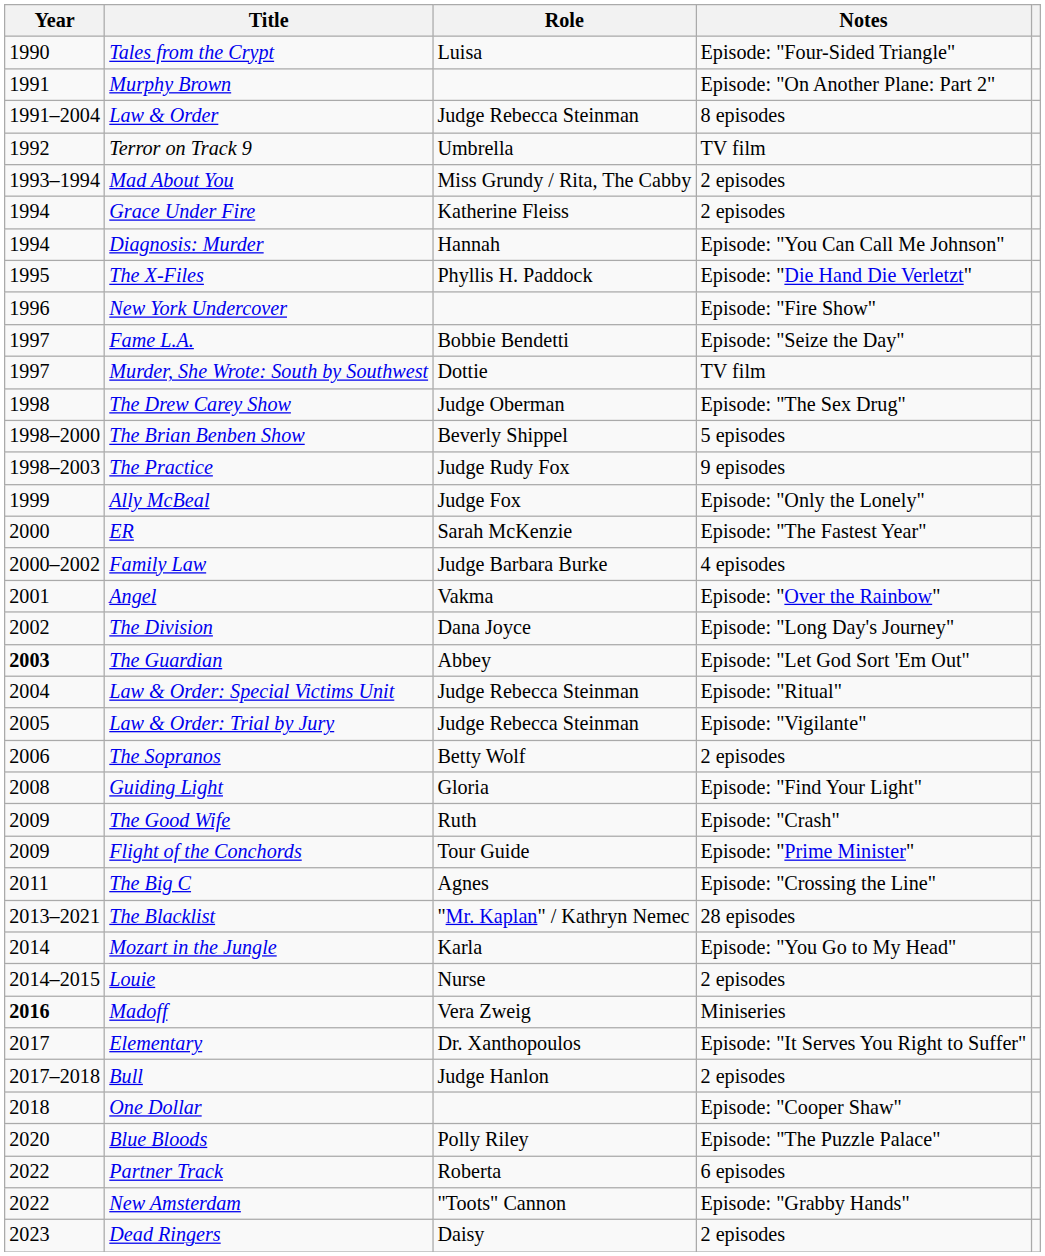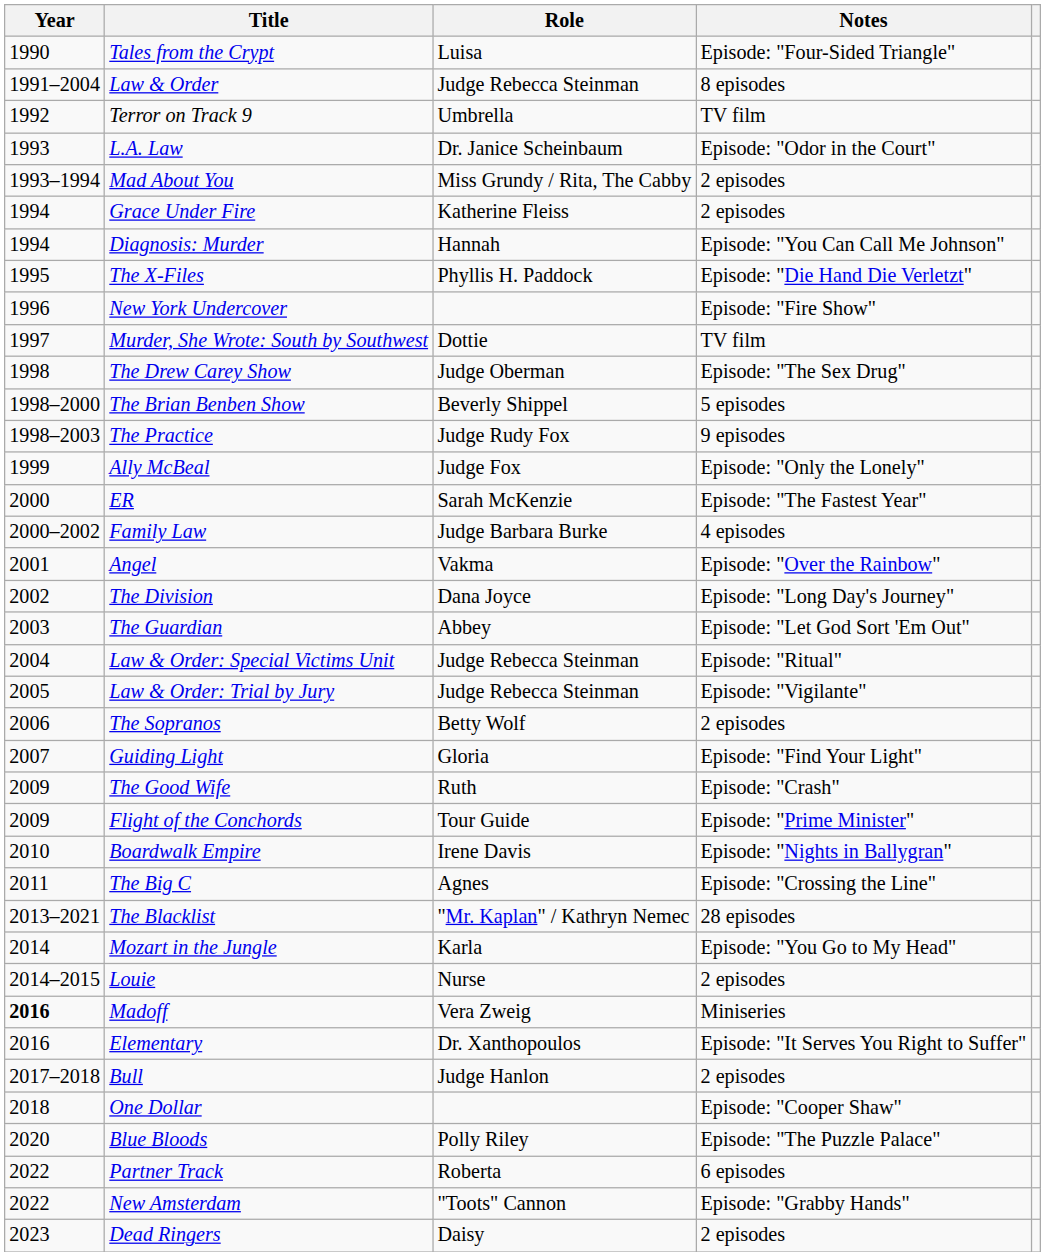- row: (170, 84)
+ row: (146, 148)
- row: (152, 340)
(29, 659) bold -> (29, 627) normal
(29, 787) 2008 -> (29, 755) 2007
+ row: (185, 851)
(29, 1043) 2017 -> (29, 1043) 2016
